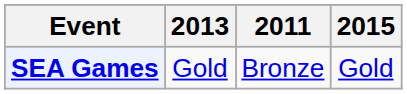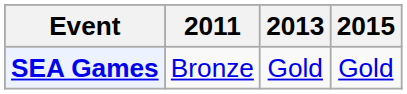columns swapped: (283, 26) <-> (200, 26)
